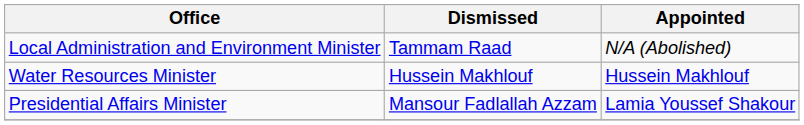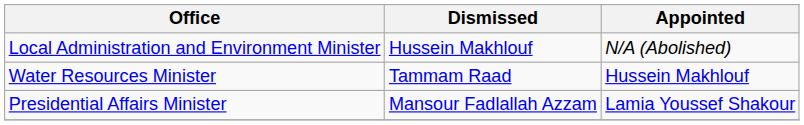(450, 47) Tammam Raad -> (461, 47) Hussein Makhlouf
(461, 76) Hussein Makhlouf -> (450, 76) Tammam Raad
